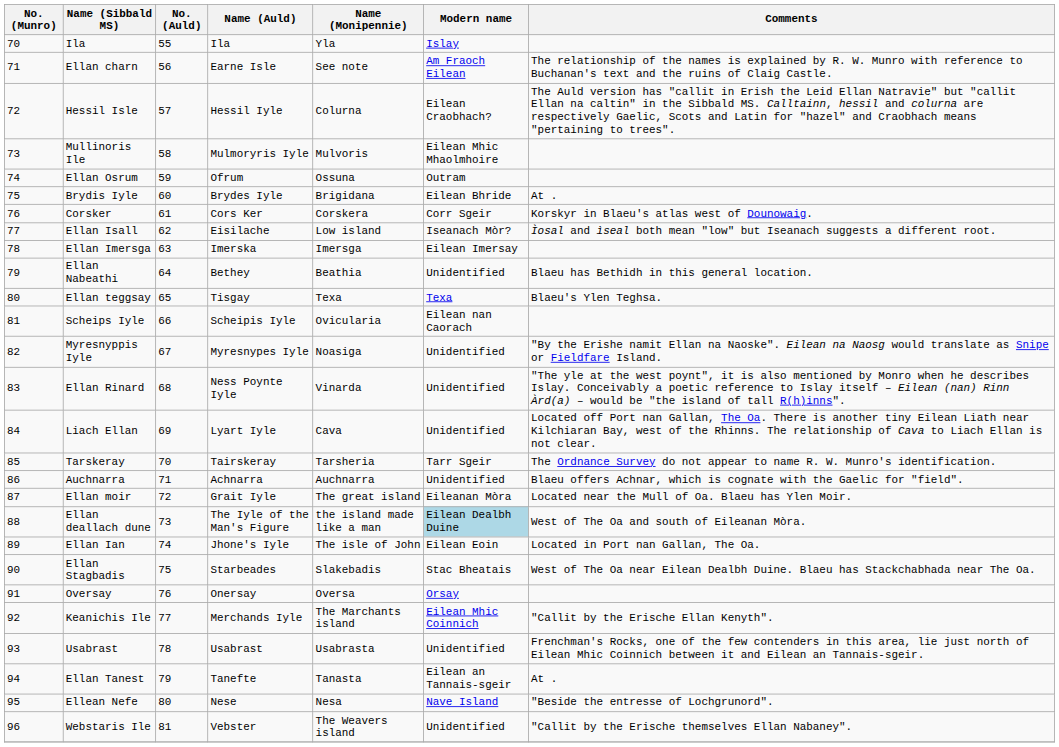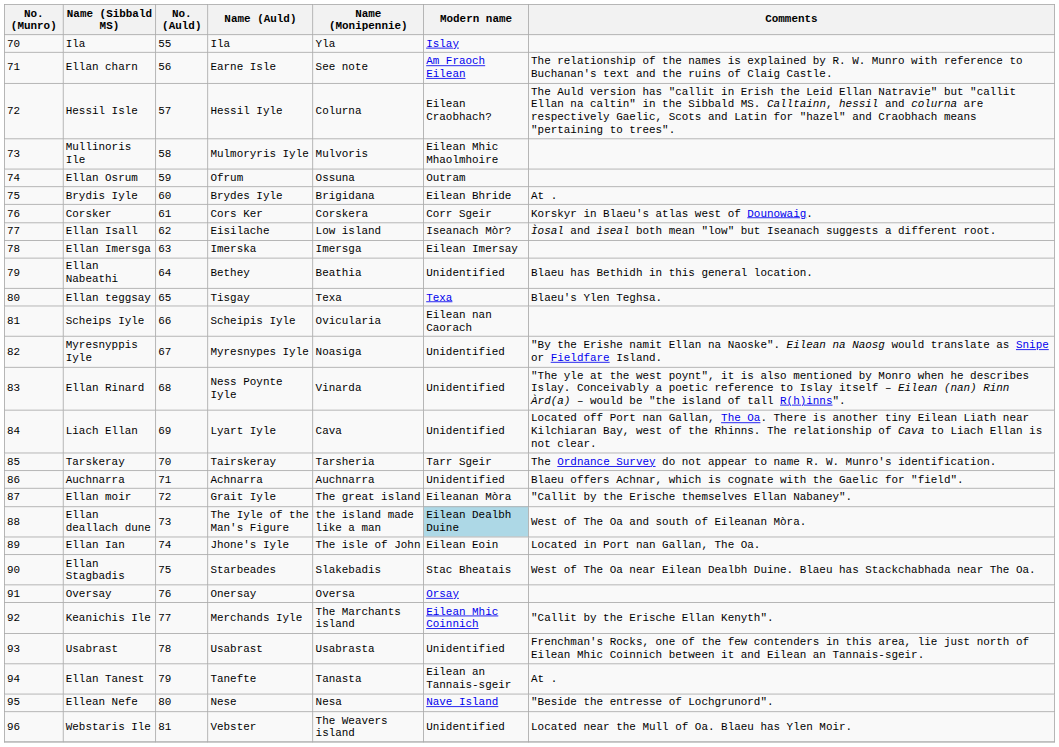(692, 497) Located near the Mull of Oa. Blaeu has Ylen Moir. -> (692, 497) "Callit by the Erische themselves Ellan Nabaney".
(692, 727) "Callit by the Erische themselves Ellan Nabaney". -> (692, 727) Located near the Mull of Oa. Blaeu has Ylen Moir.
